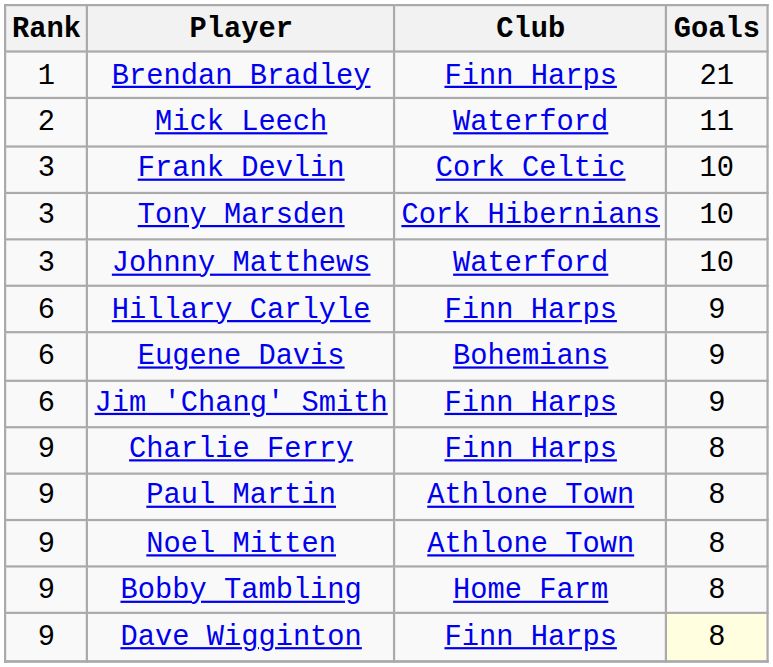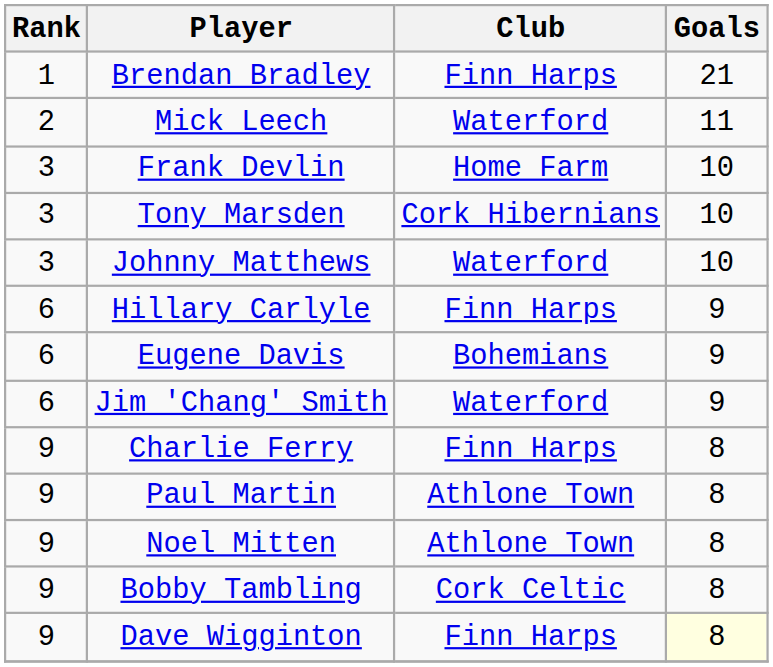(531, 169) Cork Celtic -> (531, 169) Home Farm
(531, 403) Finn Harps -> (531, 403) Waterford
(531, 590) Home Farm -> (531, 590) Cork Celtic
